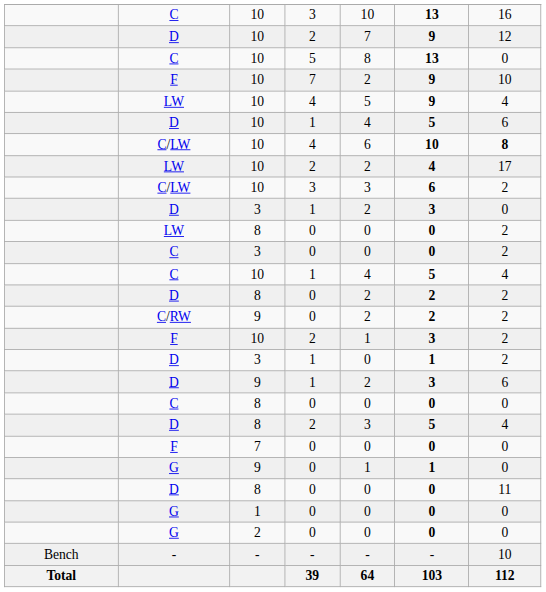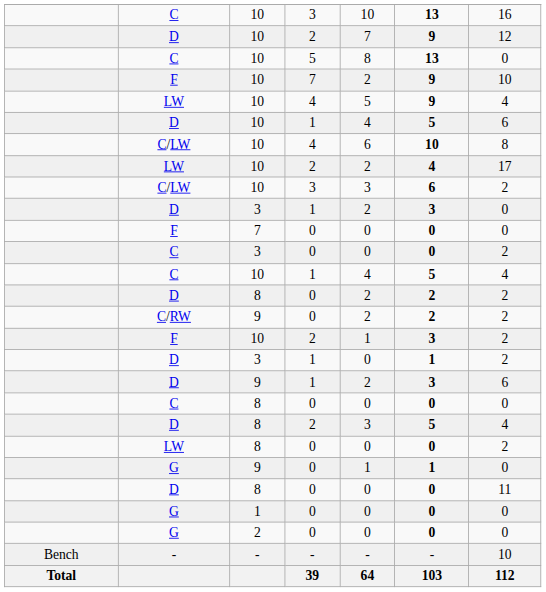(505, 144) bold -> (505, 144) normal
rows swapped: (174, 446) <-> (174, 230)
